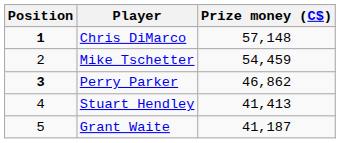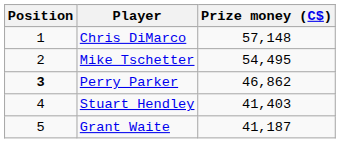(41, 38) bold -> (41, 38) normal
(267, 60) 54,459 -> (267, 60) 54,495
(267, 105) 41,413 -> (267, 105) 41,403
